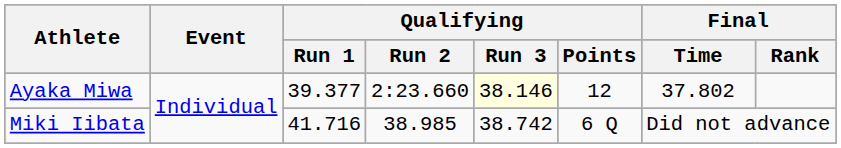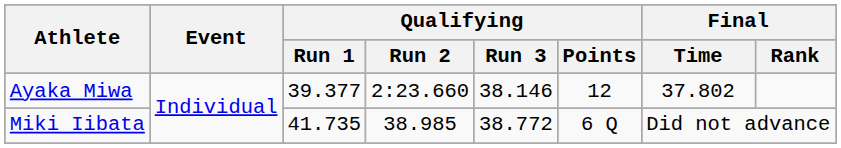(516, 91) lightyellow background -> (516, 91) no background
(324, 125) 41.716 -> (324, 125) 41.735
(516, 125) 38.742 -> (516, 125) 38.772
